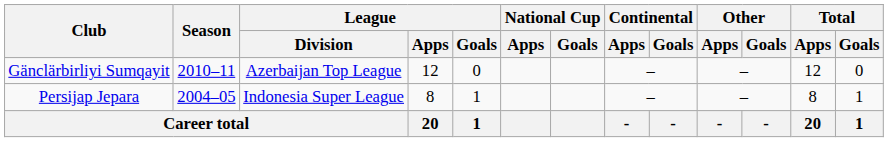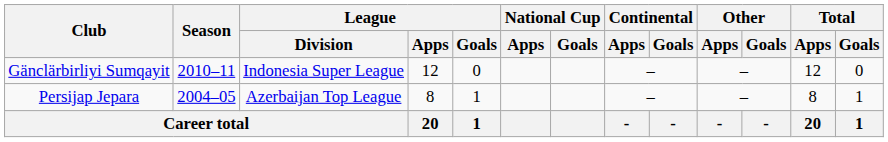(324, 70) Azerbaijan Top League -> (324, 70) Indonesia Super League
(324, 96) Indonesia Super League -> (324, 96) Azerbaijan Top League
